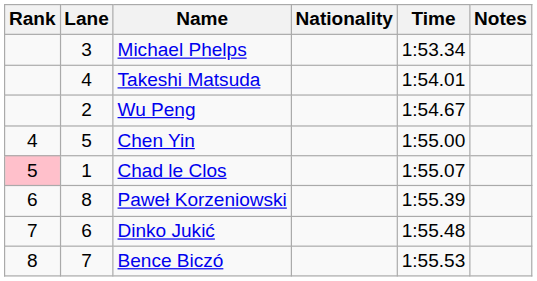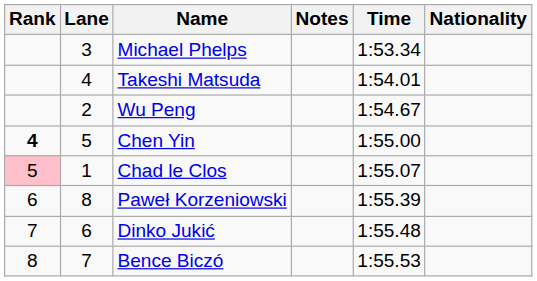columns swapped: (344, 19) <-> (500, 19)
(32, 140) normal -> (32, 140) bold
